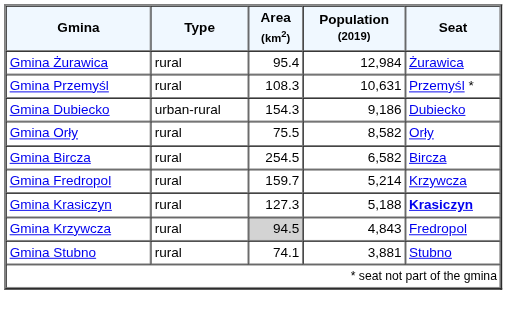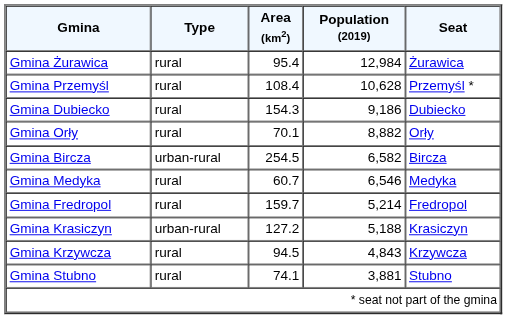(282, 86) 108.3 -> (282, 86) 108.4
(381, 86) 10,631 -> (381, 86) 10,628
(188, 109) urban-rural -> (168, 109) rural
(286, 133) 75.5 -> (286, 133) 70.1
(385, 133) 8,582 -> (385, 133) 8,882
(168, 157) rural -> (188, 157) urban-rural
+ row: (55, 181)
(438, 181) Krzywcza -> (438, 204) Fredropol
(168, 204) rural -> (188, 228) urban-rural
(282, 204) 127.3 -> (282, 228) 127.2
(441, 204) bold -> (438, 228) normal
(286, 228) lightgrey background -> (286, 252) no background
(438, 228) Fredropol -> (438, 252) Krzywcza
